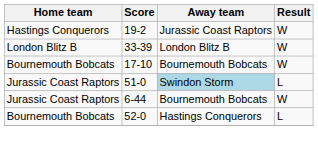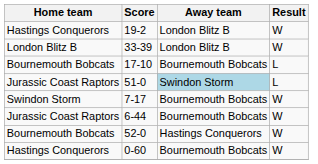(216, 30) Jurassic Coast Raptors -> (195, 30) London Blitz B
(282, 64) W -> (275, 64) L
+ row: (135, 99)
(280, 116) L -> (277, 133) W
+ row: (135, 151)
